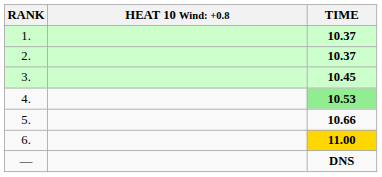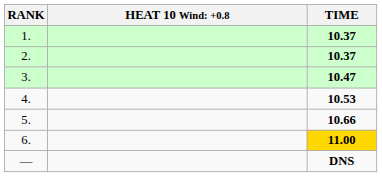(342, 78) 10.45 -> (342, 78) 10.47
(342, 98) lightgreen background -> (342, 98) no background
